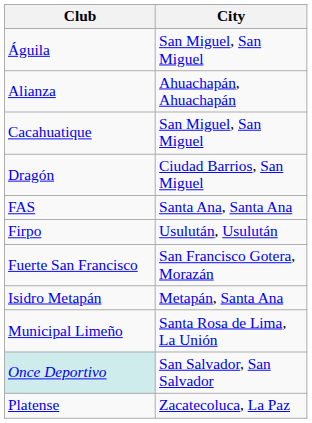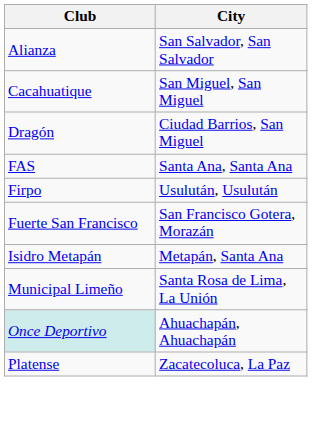- row: (29, 49)
(199, 91) Ahuachapán, Ahuachapán -> (215, 49) San Salvador, San Salvador
(215, 372) San Salvador, San Salvador -> (199, 330) Ahuachapán, Ahuachapán
